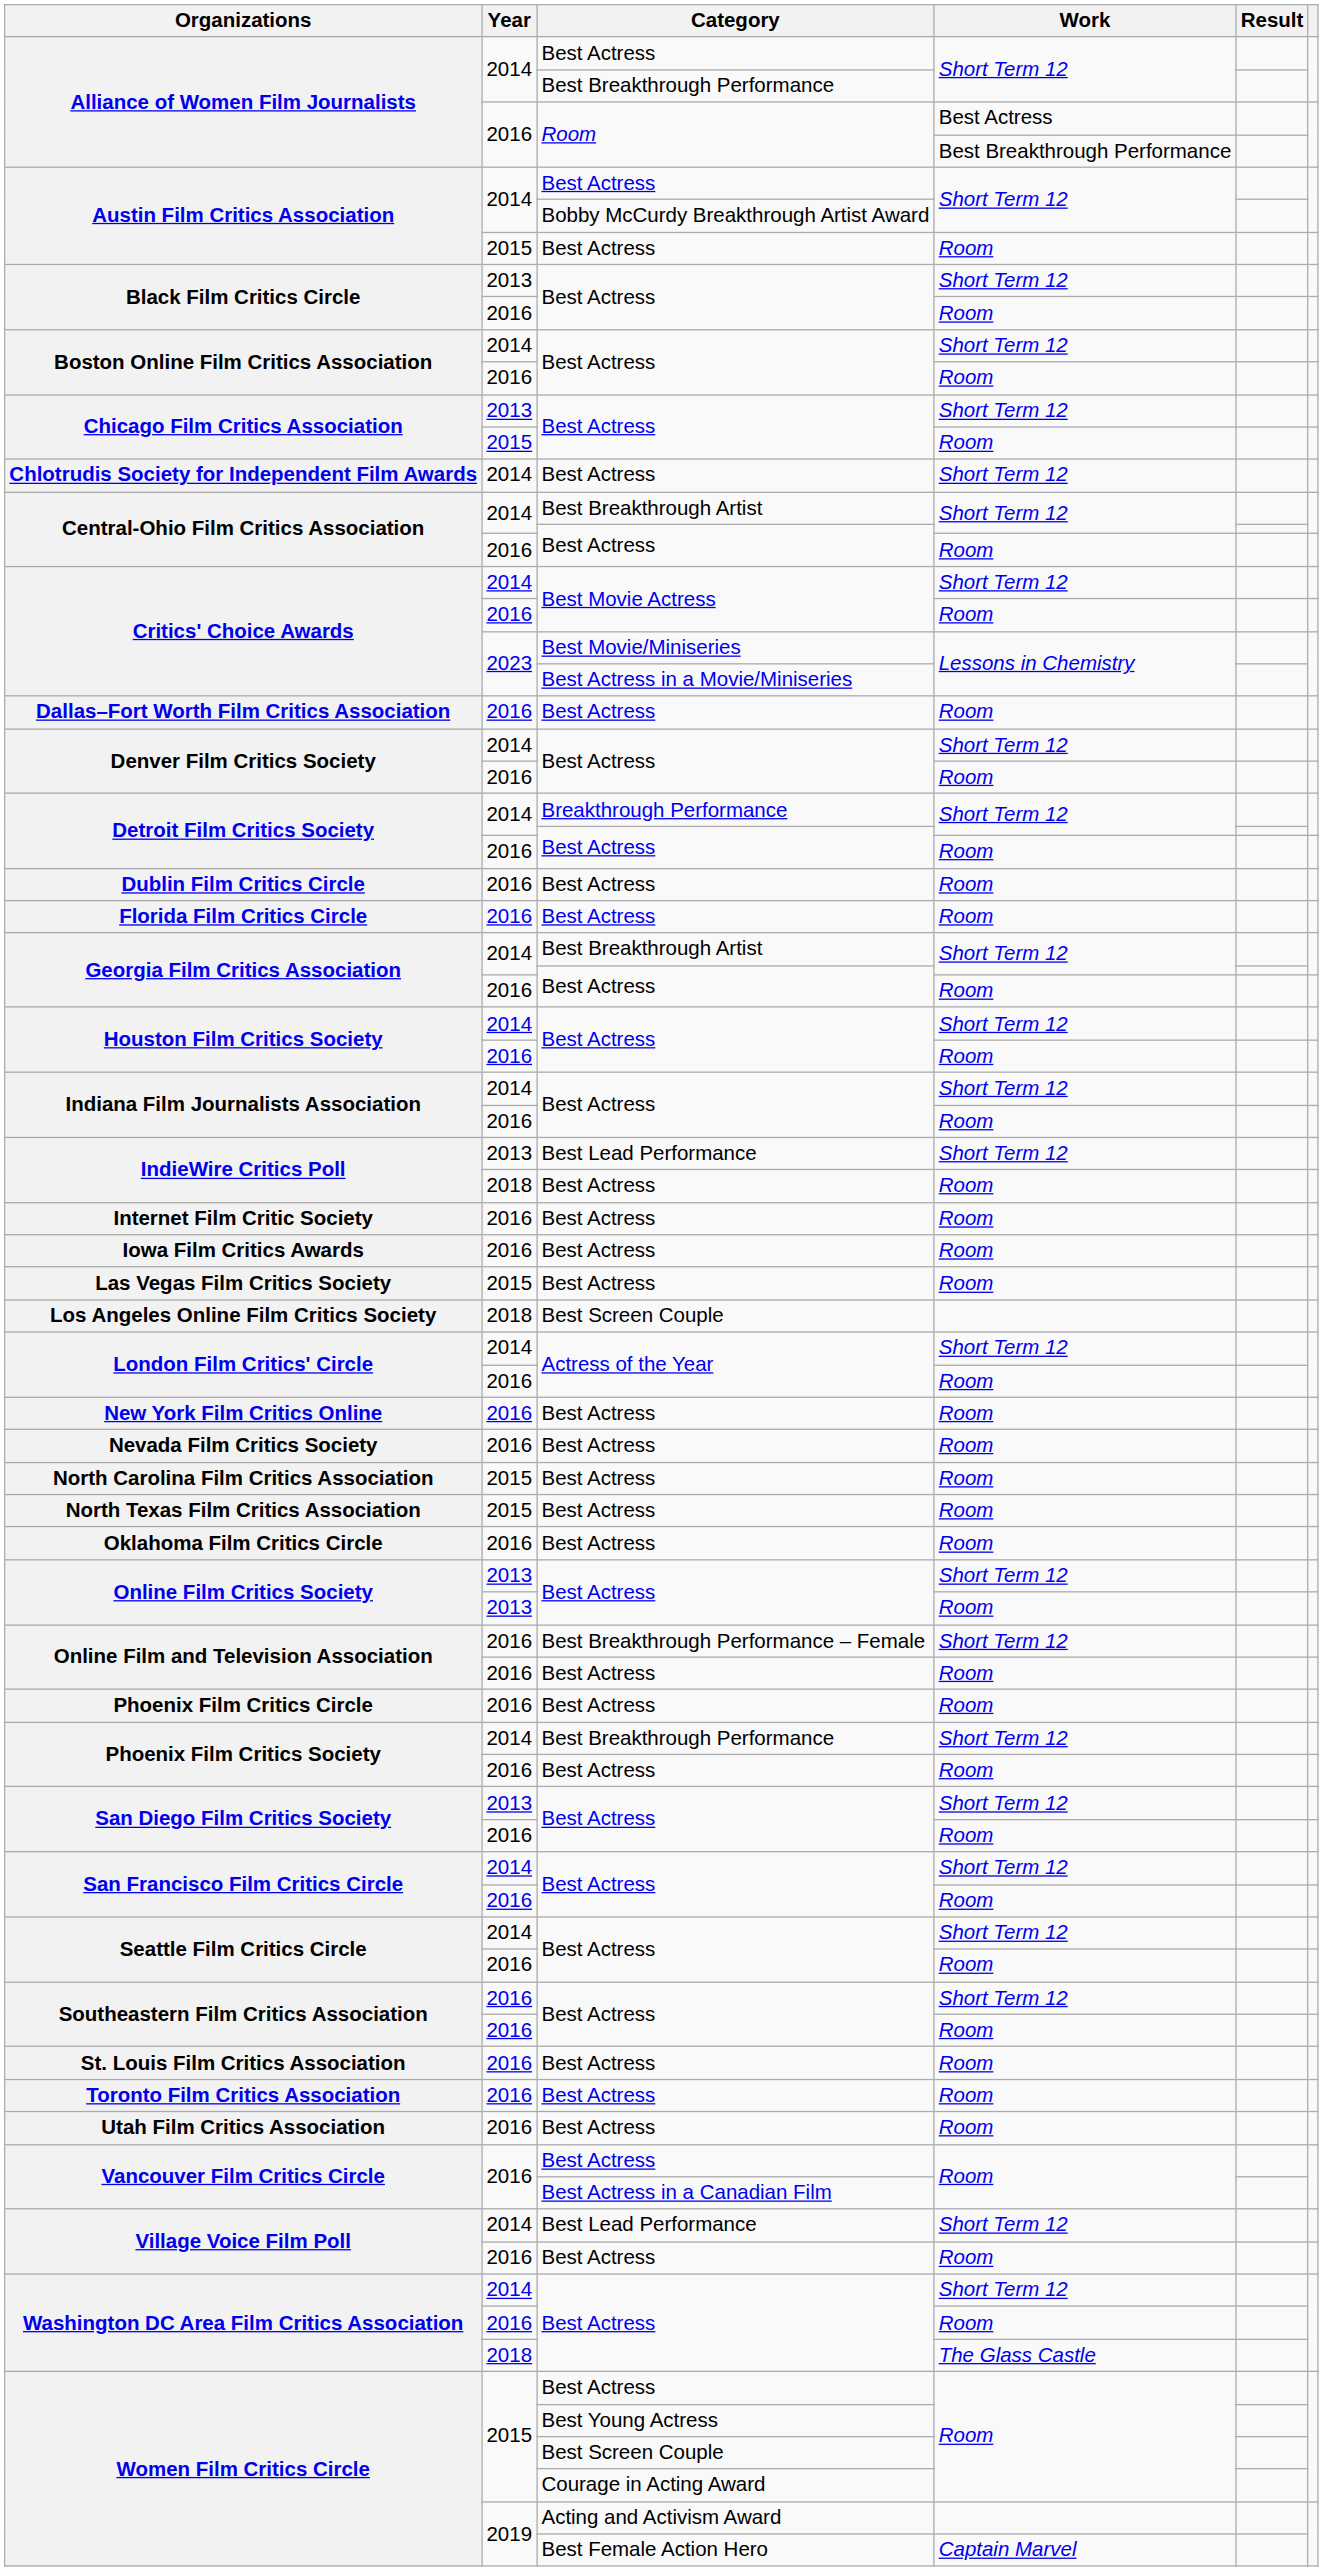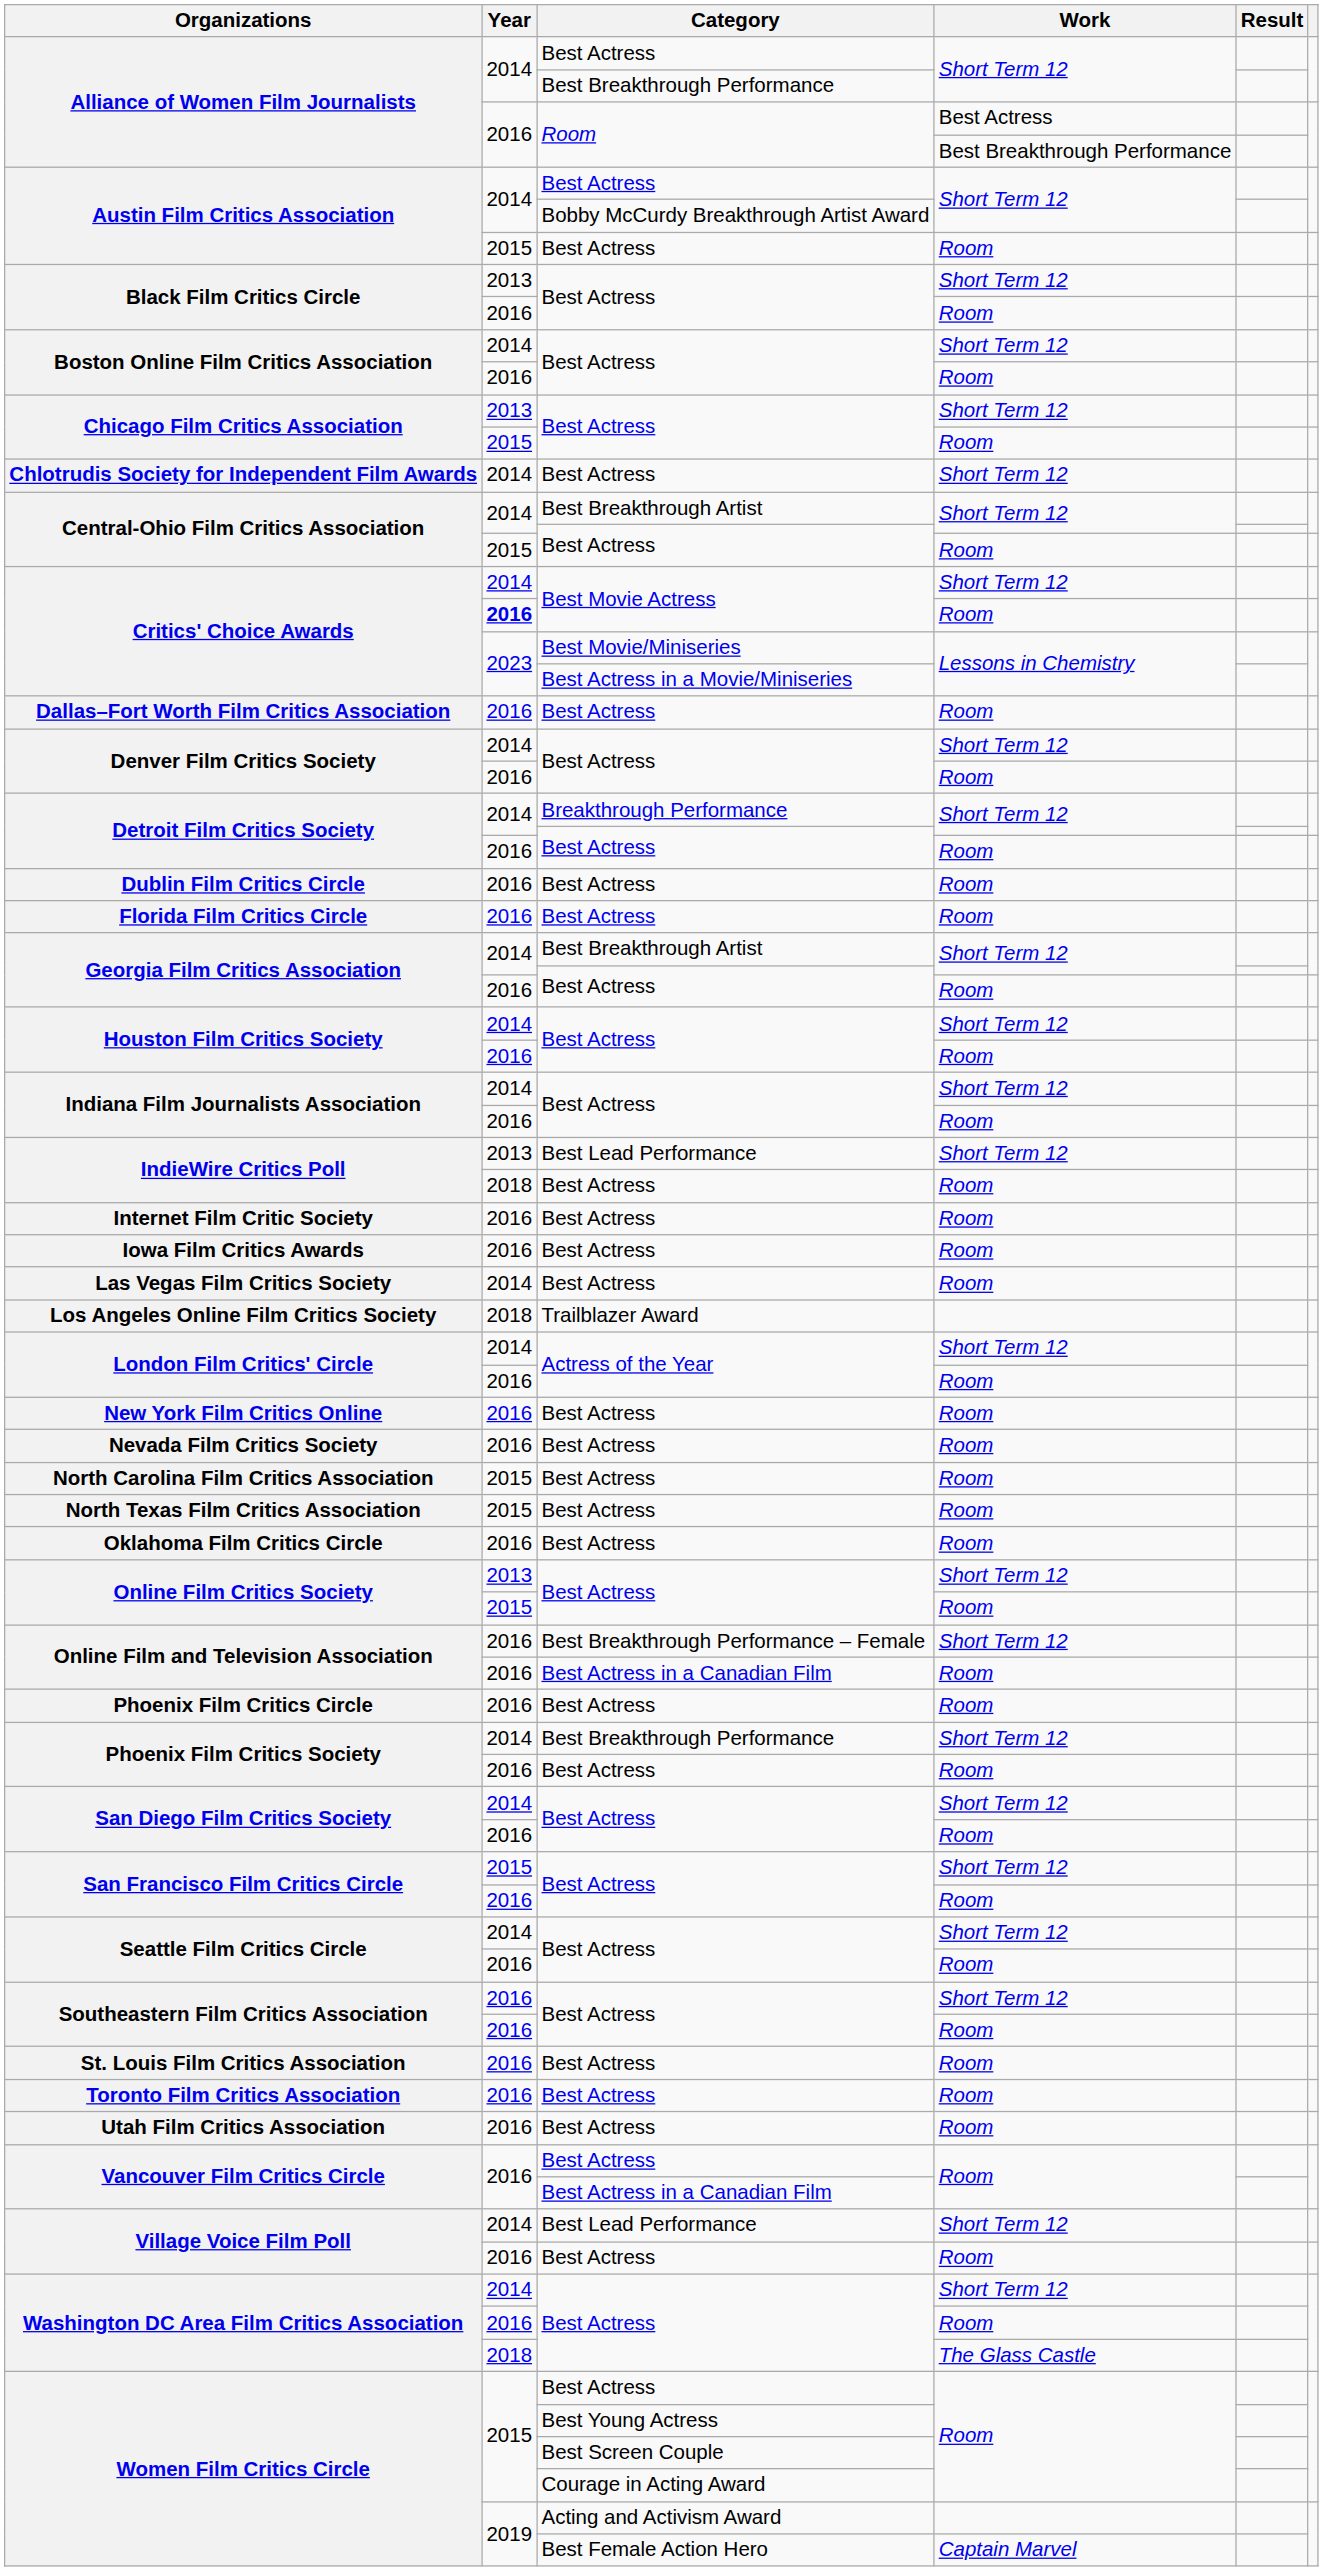(509, 549) 2016 -> (509, 549) 2015
(509, 614) normal -> (509, 614) bold
(509, 1283) 2015 -> (509, 1283) 2014
(633, 1315) Best Screen Couple -> (620, 1315) Trailblazer Award
(509, 1608) 2013 -> (509, 1608) 2015
(598, 1673) Best Actress -> (687, 1673) Best Actress in a Canadian Film
(509, 1802) 2013 -> (509, 1802) 2014
(509, 1867) 2014 -> (509, 1867) 2015
